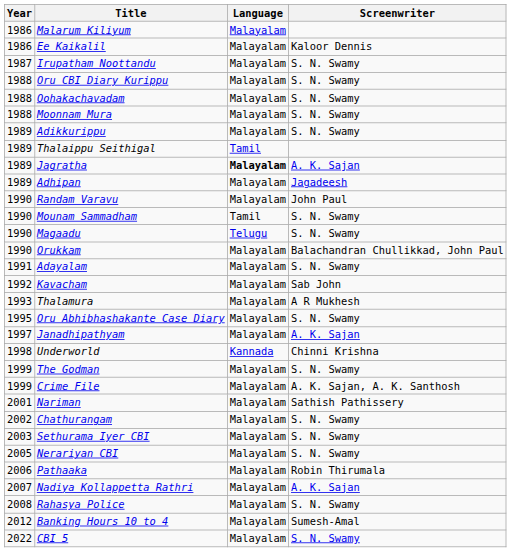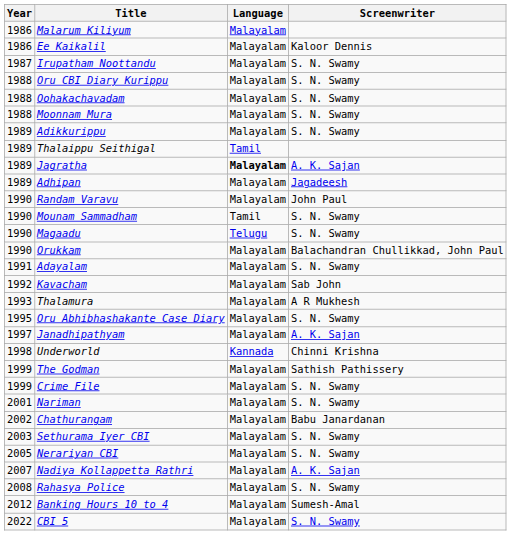(325, 369) S. N. Swamy -> (347, 369) Sathish Pathissery
(376, 386) A. K. Sajan, A. K. Santhosh -> (325, 386) S. N. Swamy
(347, 403) Sathish Pathissery -> (325, 403) S. N. Swamy
(325, 420) S. N. Swamy -> (338, 420) Babu Janardanan
- row: (62, 471)
